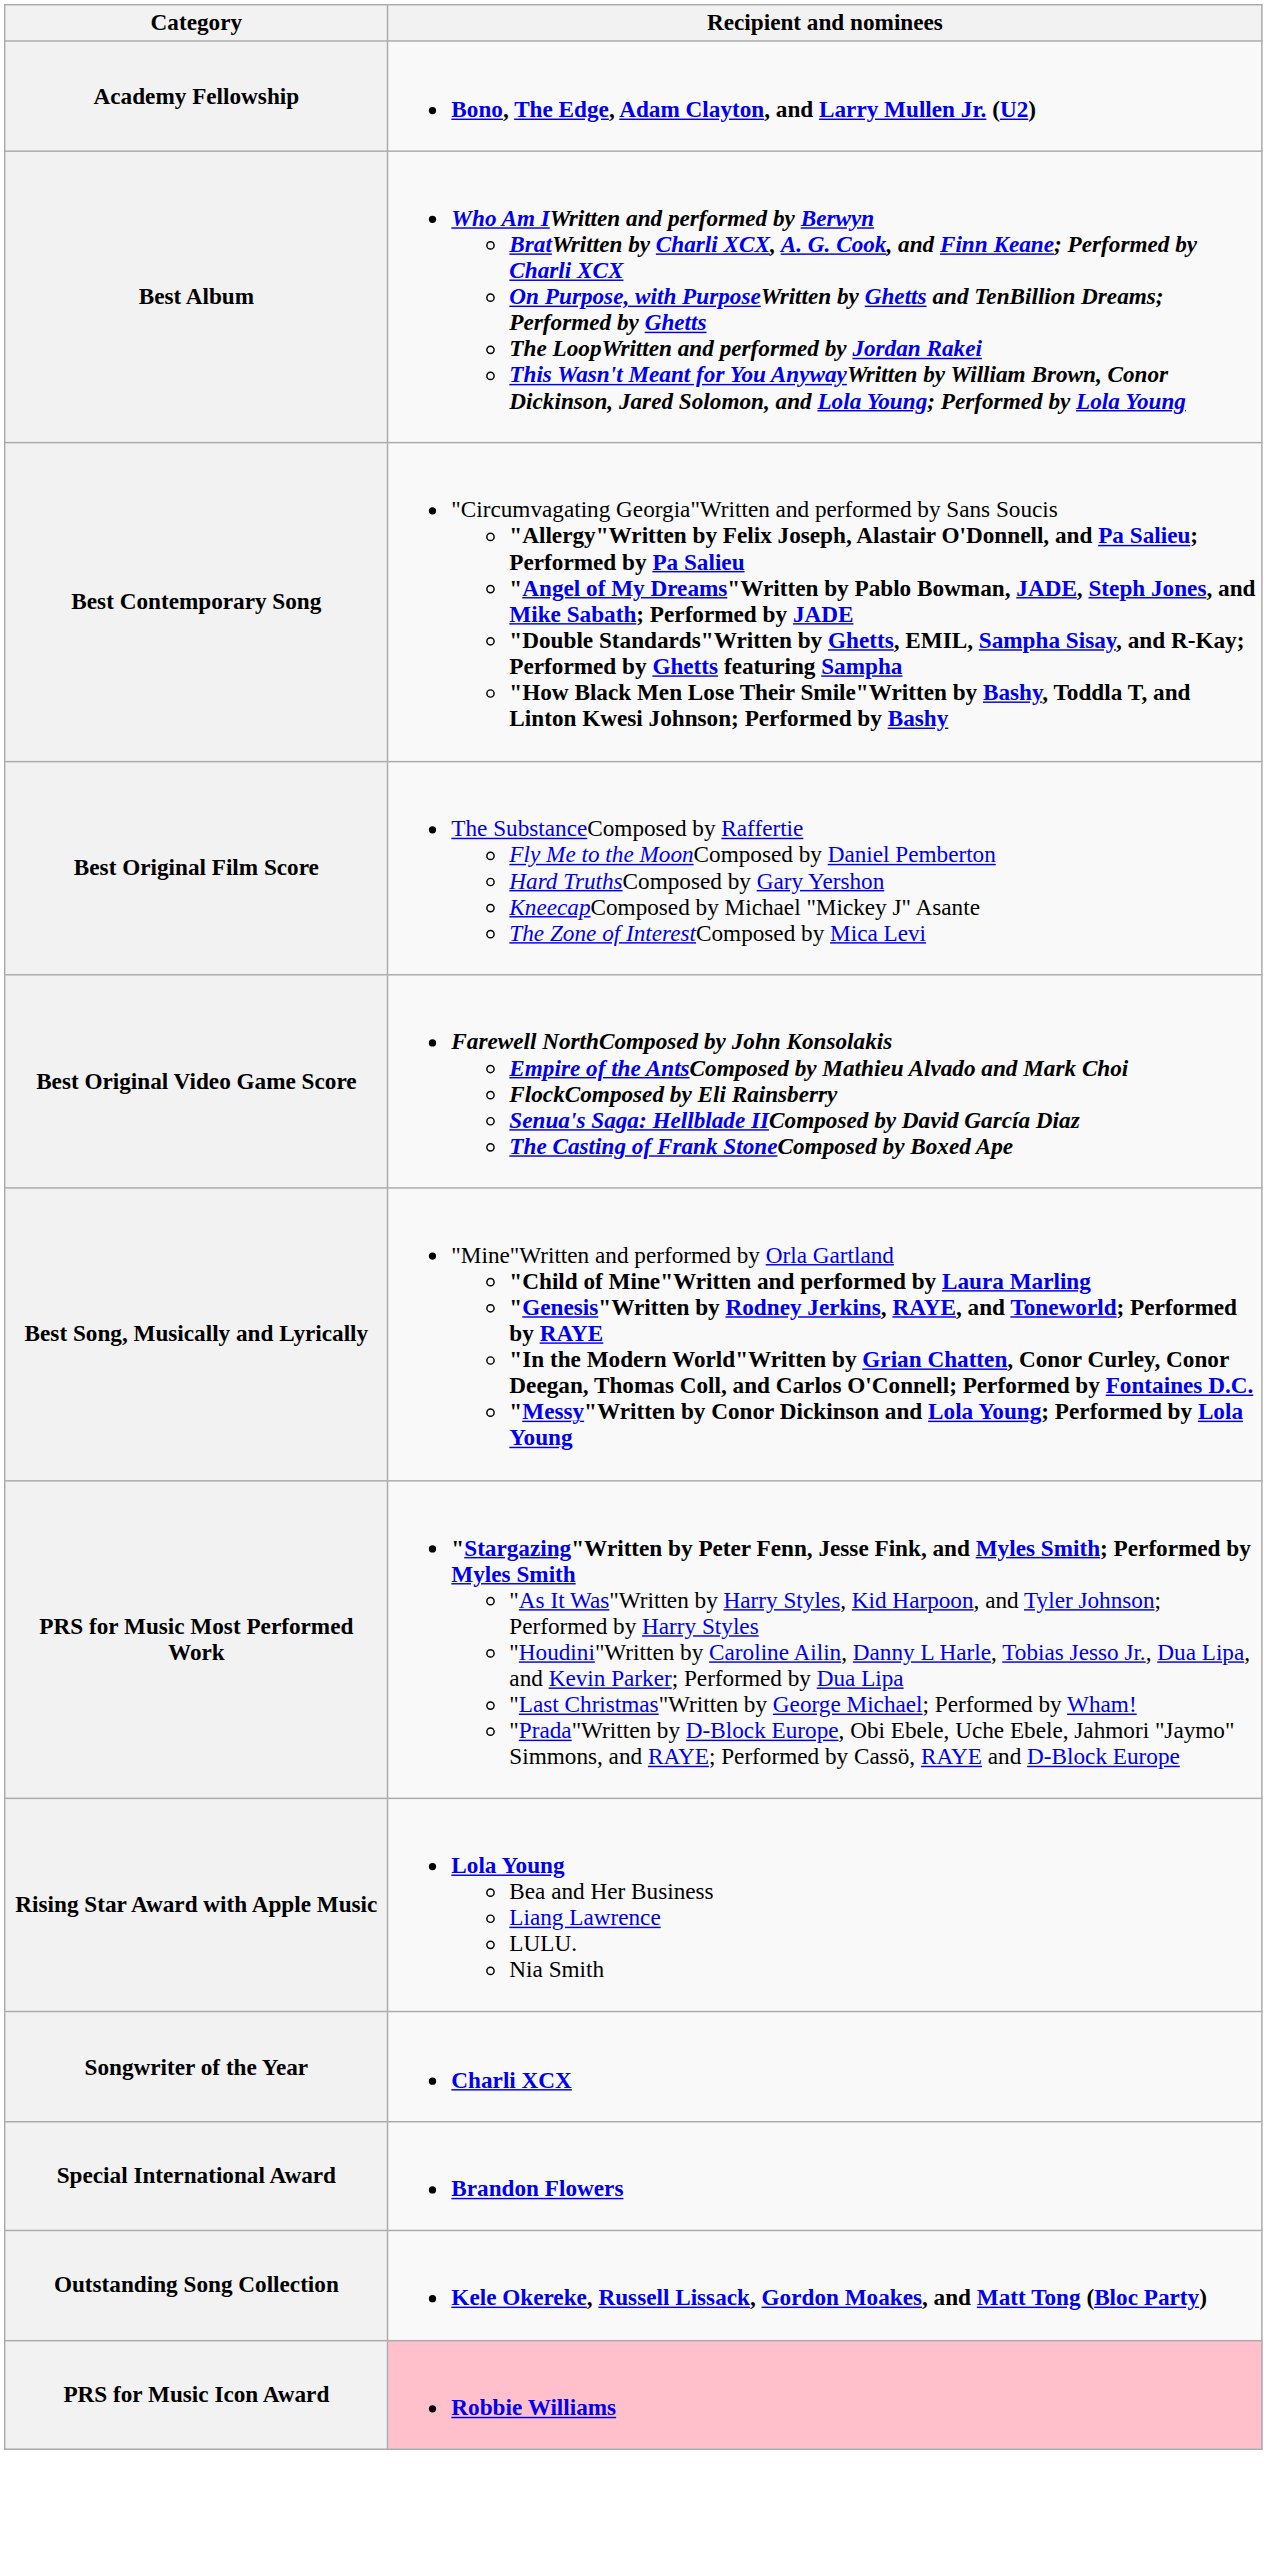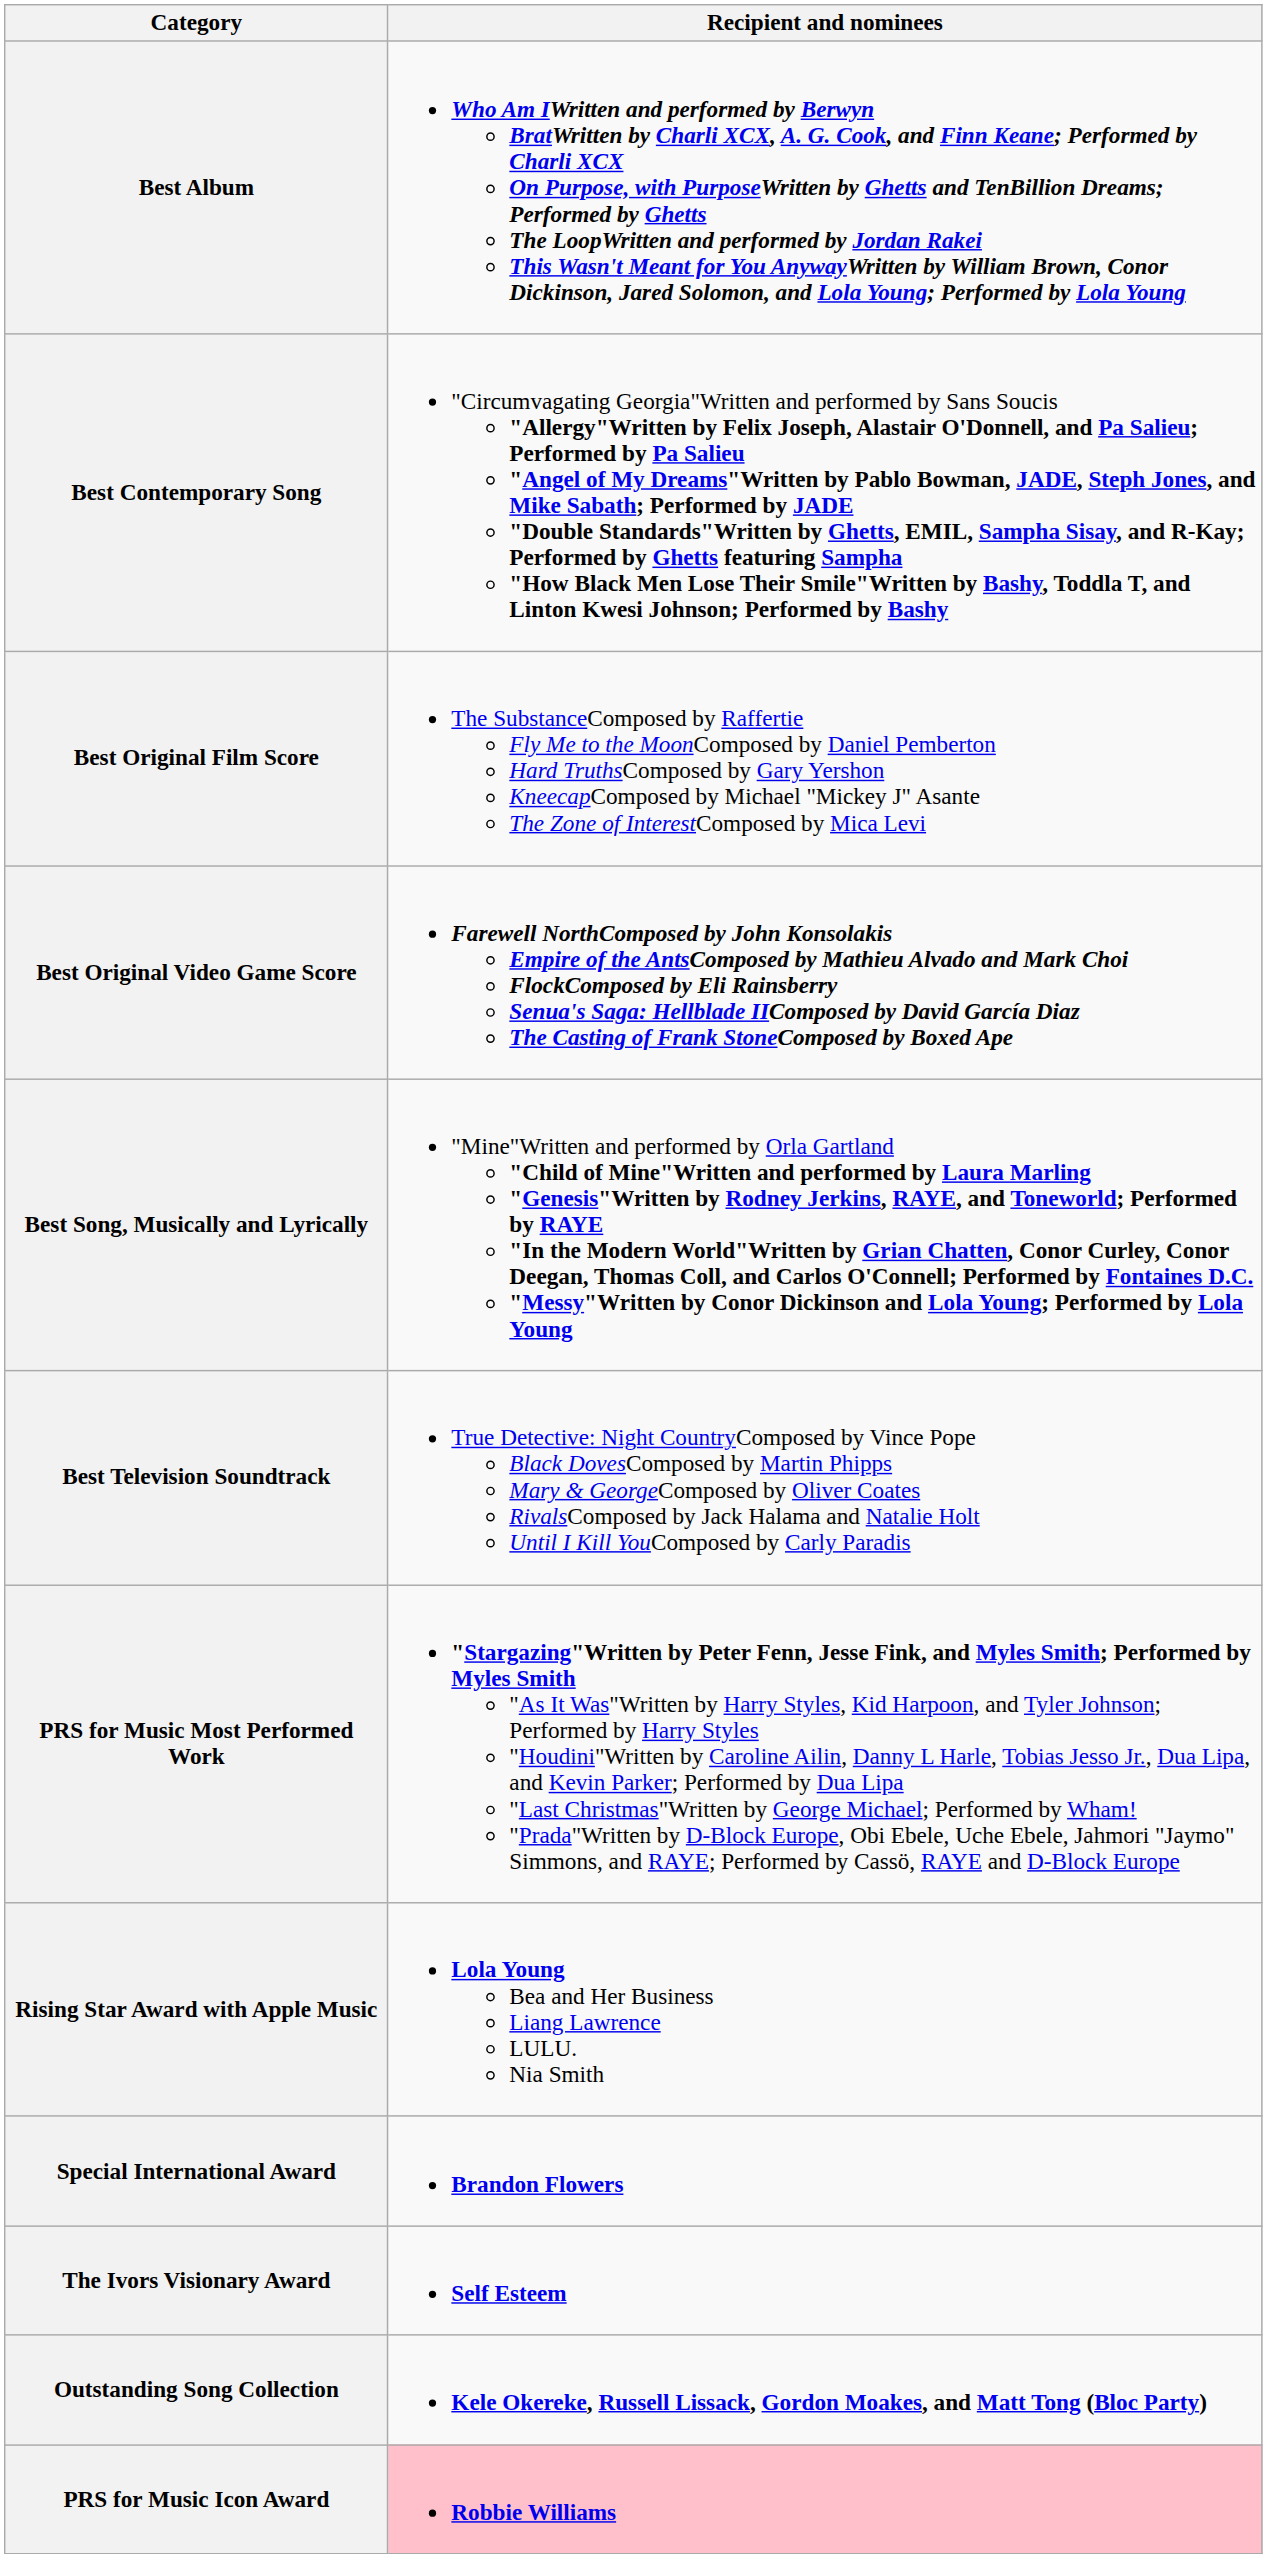- row: (196, 95)
+ row: (196, 1477)
- row: (196, 2066)
+ row: (196, 2280)
